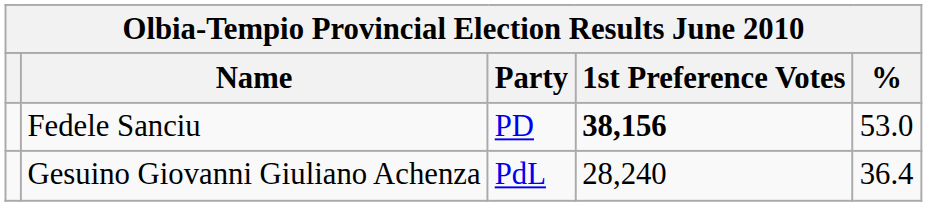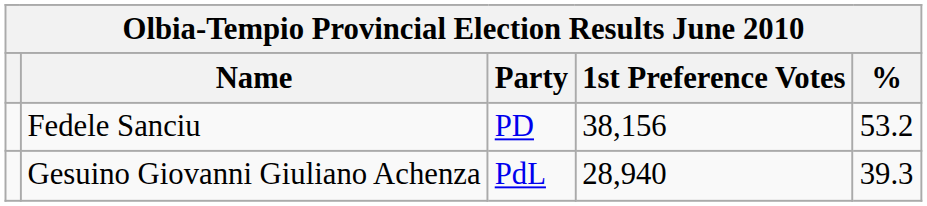(624, 126) bold -> (624, 126) normal
(887, 126) 53.0 -> (887, 126) 53.2
(624, 175) 28,240 -> (624, 175) 28,940
(887, 175) 36.4 -> (887, 175) 39.3
